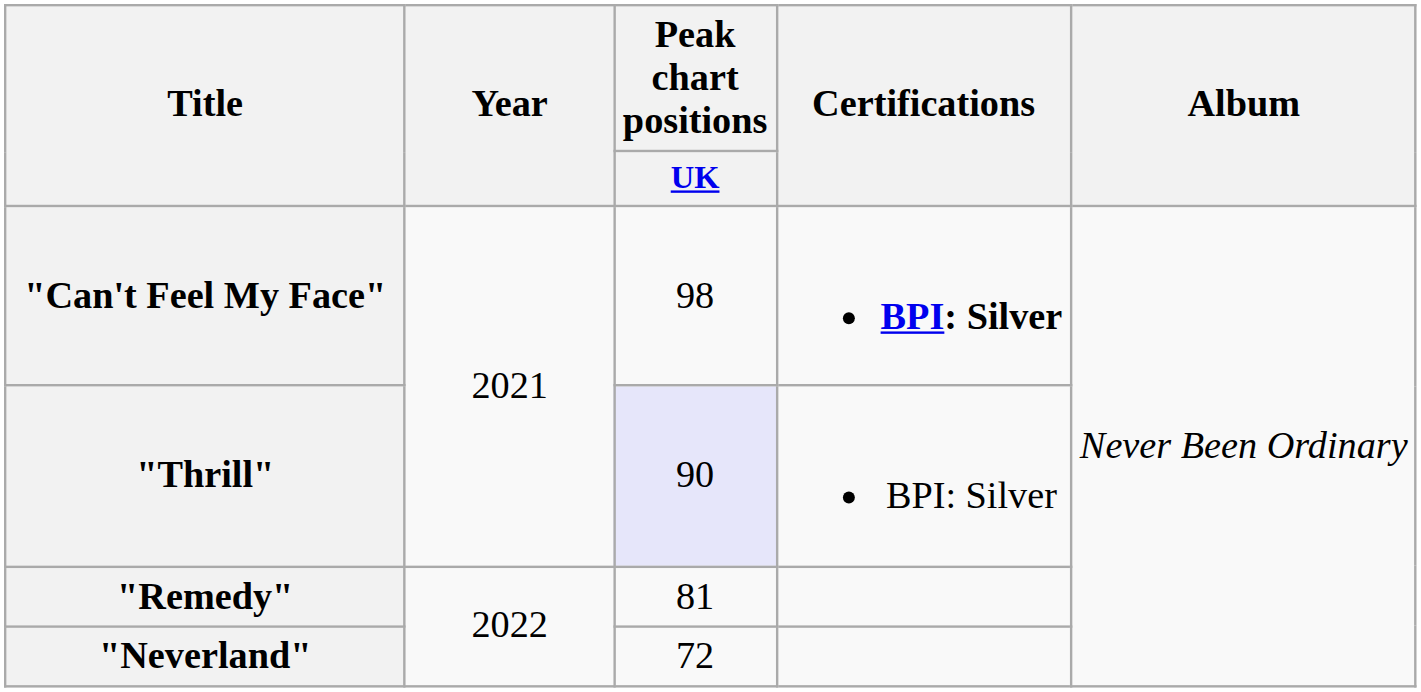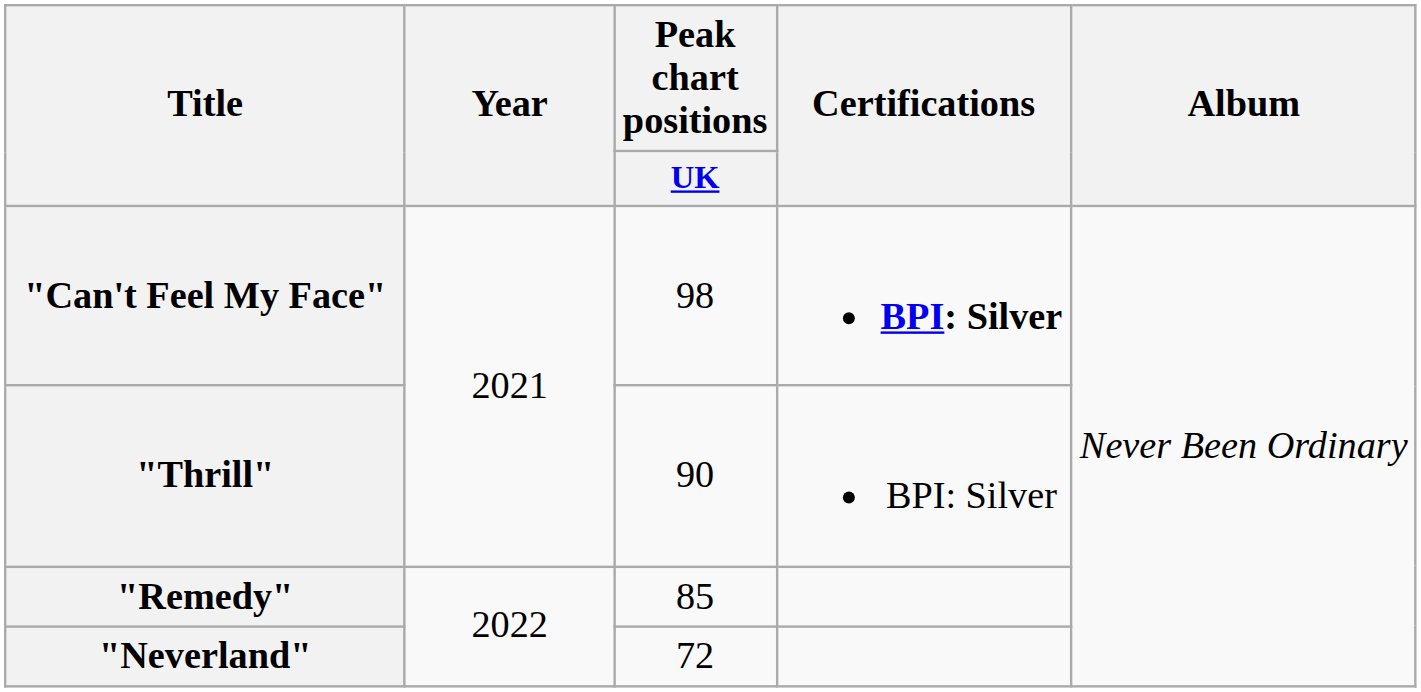(695, 475) lavender background -> (695, 475) no background
(695, 595) 81 -> (695, 595) 85
